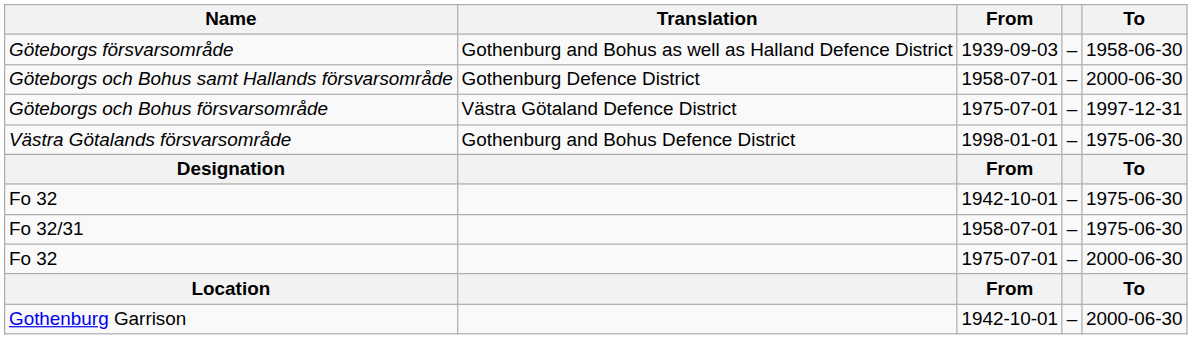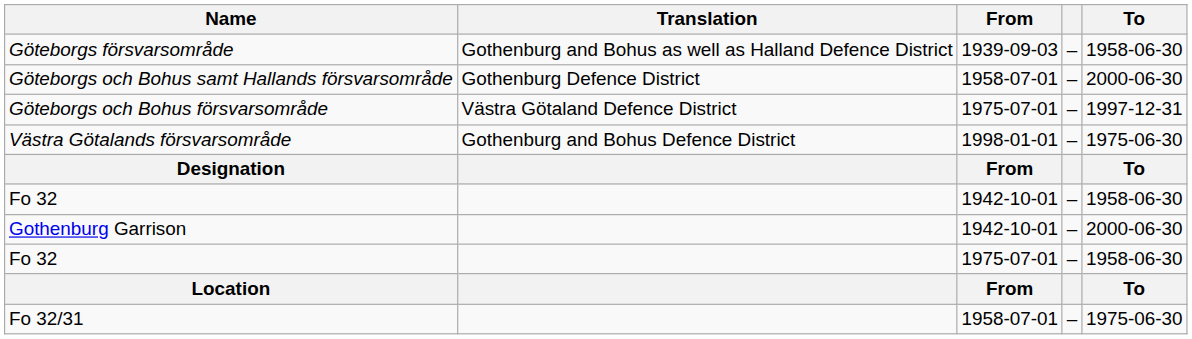(1134, 199) 1975-06-30 -> (1134, 199) 1958-06-30
rows swapped: (46, 229) <-> (98, 318)
(1134, 259) 2000-06-30 -> (1134, 259) 1958-06-30
